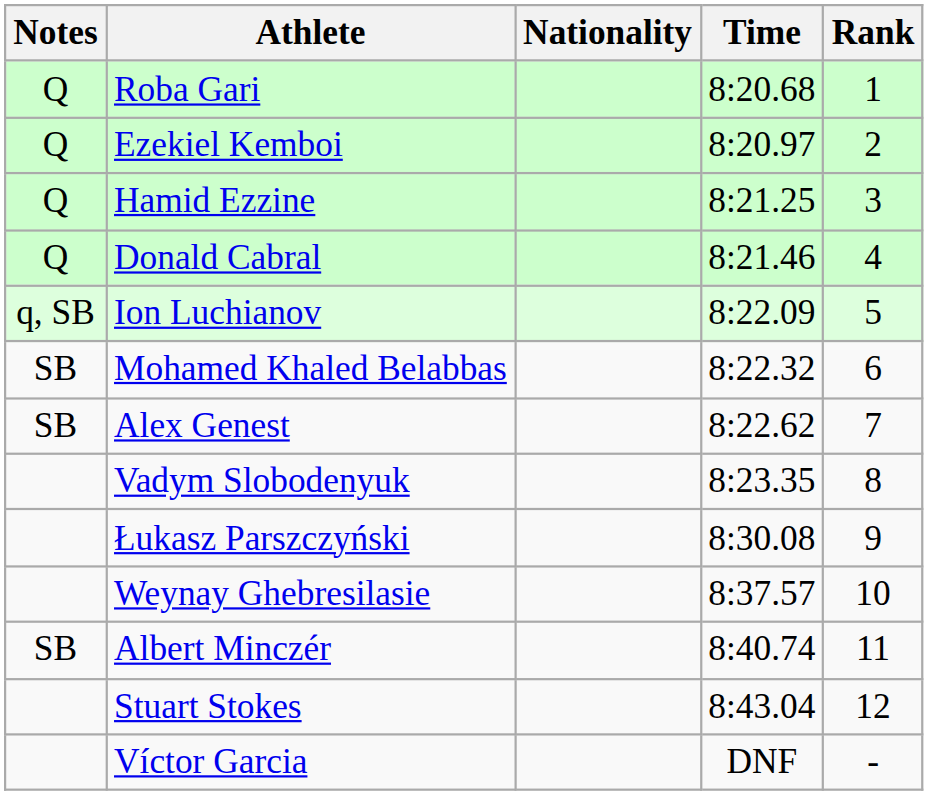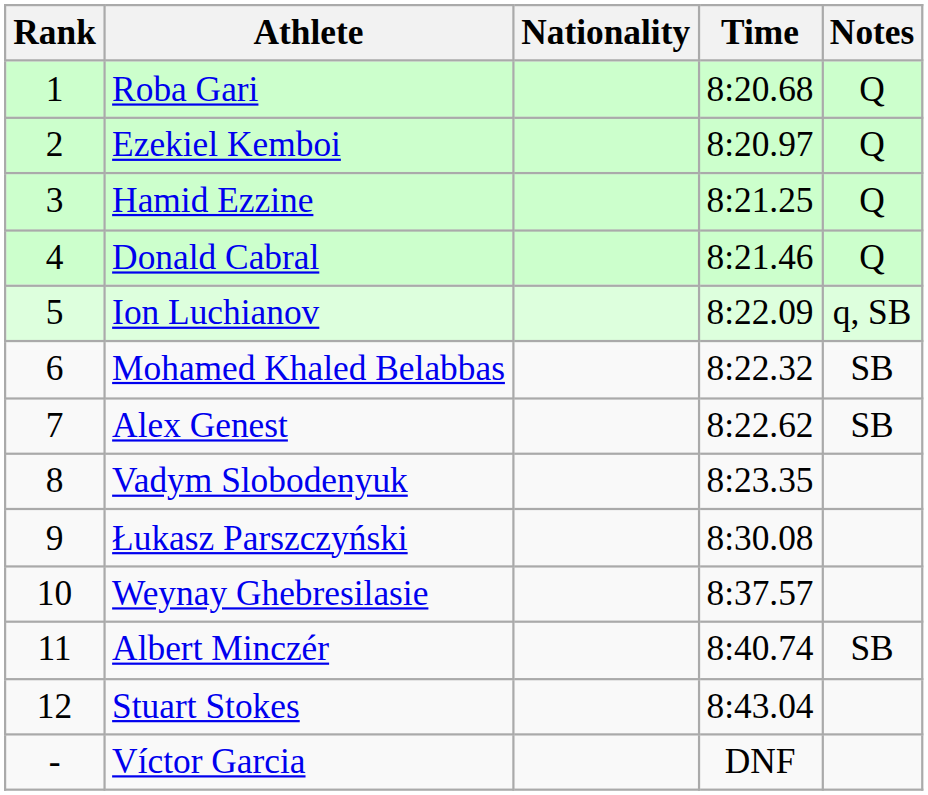columns swapped: (873, 32) <-> (55, 32)
